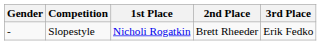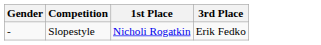- column: (227, 13)
